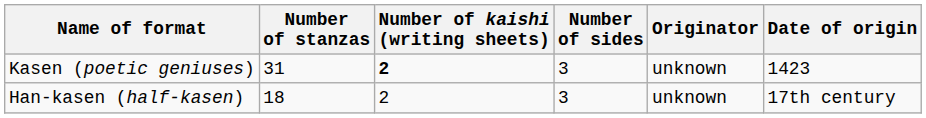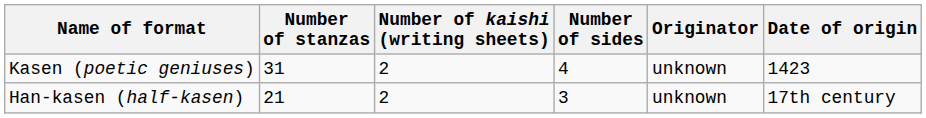(384, 69) bold -> (384, 69) normal
(563, 69) 3 -> (563, 69) 4
(274, 98) 18 -> (274, 98) 21
